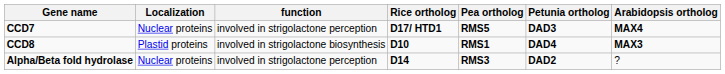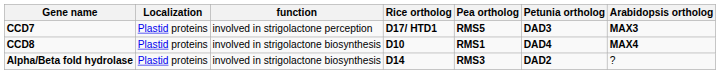(175, 28) Nuclear proteins -> (173, 28) Plastid proteins
(629, 28) MAX4 -> (624, 28) MAX3
(629, 45) MAX3 -> (624, 45) MAX4
(175, 61) Nuclear proteins -> (173, 61) Plastid proteins
(297, 61) involved in strigolactone perception -> (297, 61) involved in strigolactone biosynthesis
